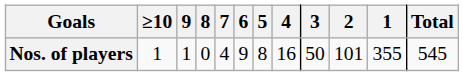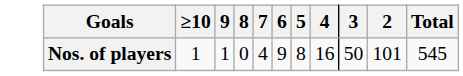- column: (387, 21)
